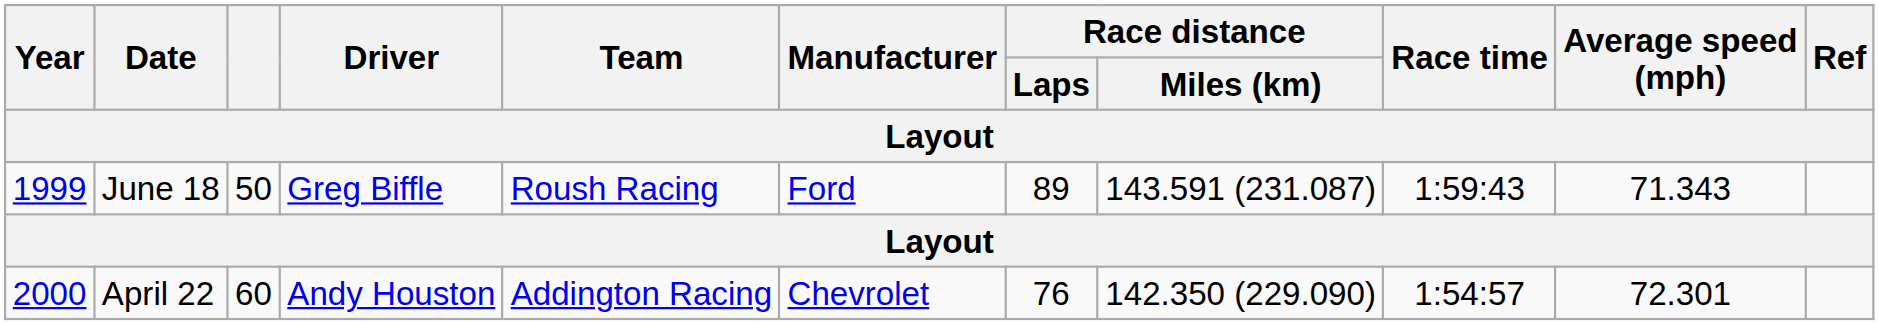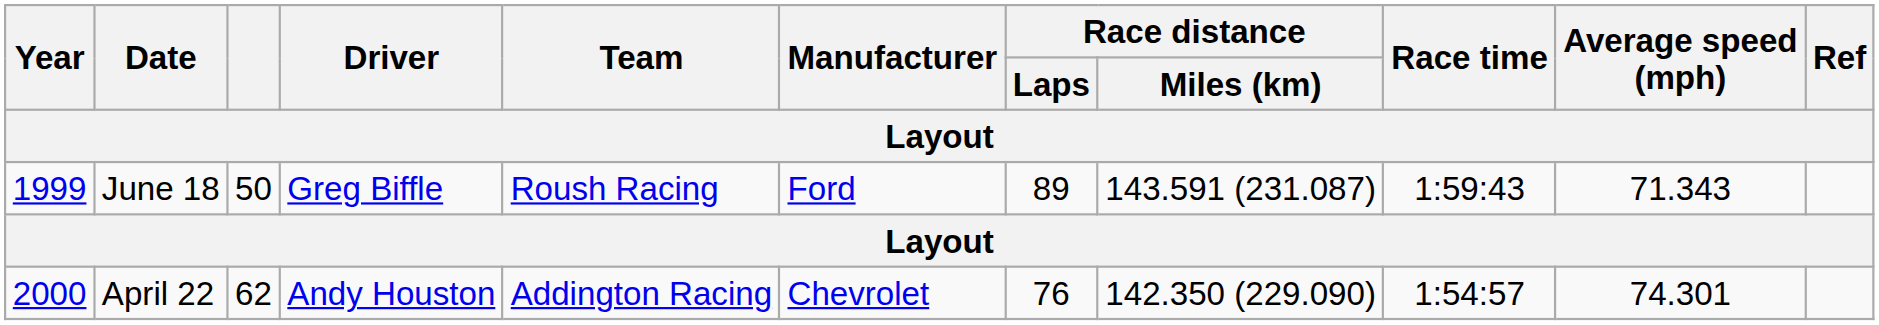(254, 294) 60 -> (254, 294) 62
(1680, 294) 72.301 -> (1680, 294) 74.301
